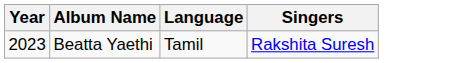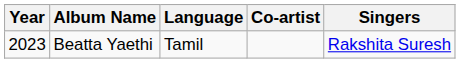+ column: (286, 17)
